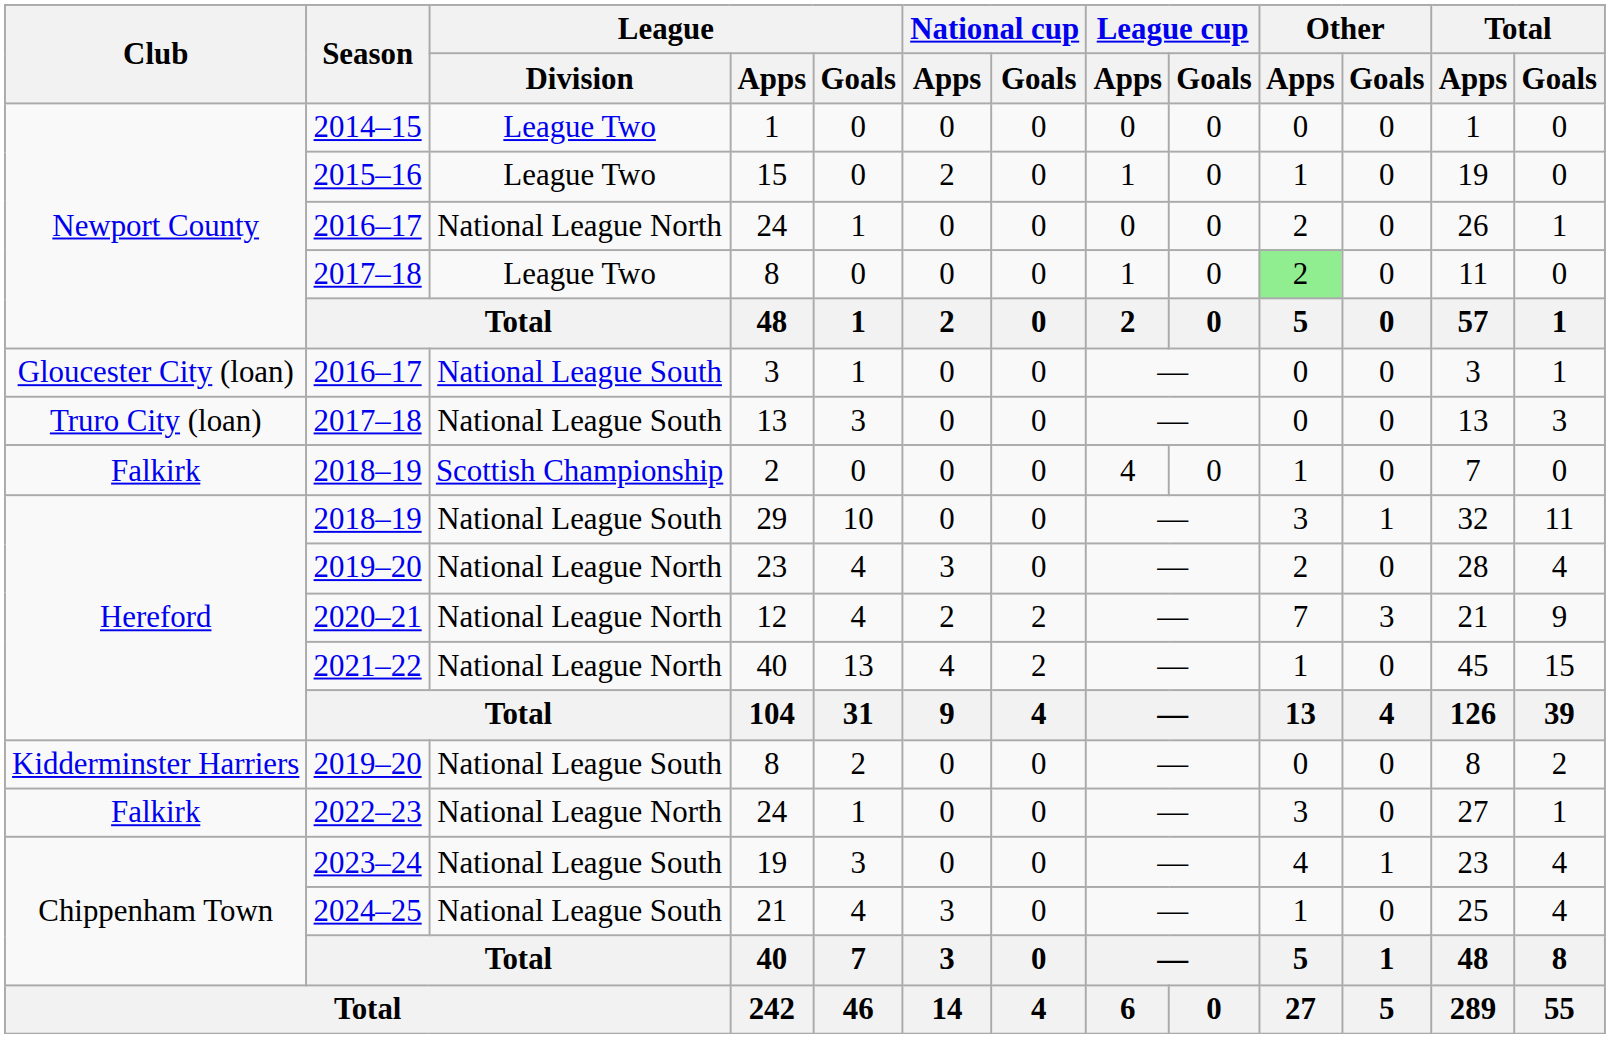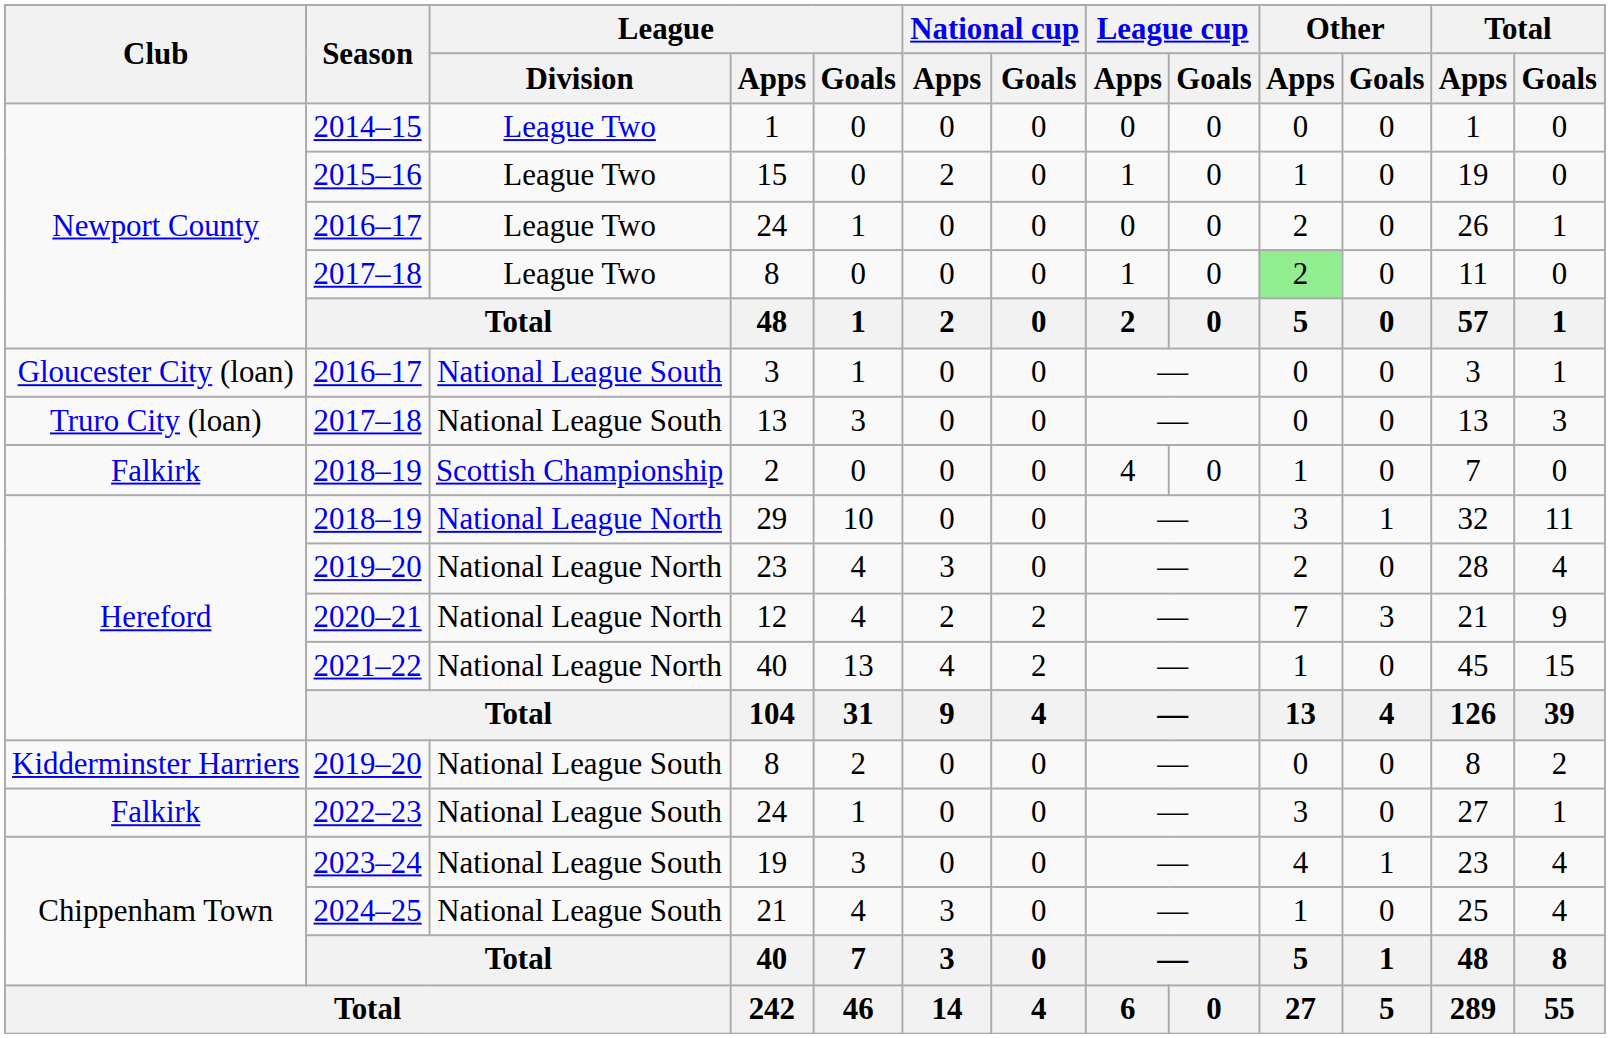(580, 224) National League North -> (580, 224) League Two
(580, 518) National League South -> (580, 518) National League North
(580, 812) National League North -> (580, 812) National League South
